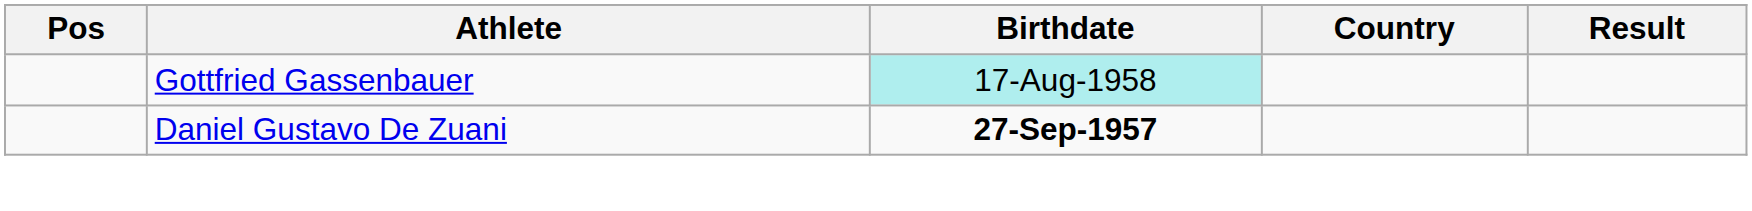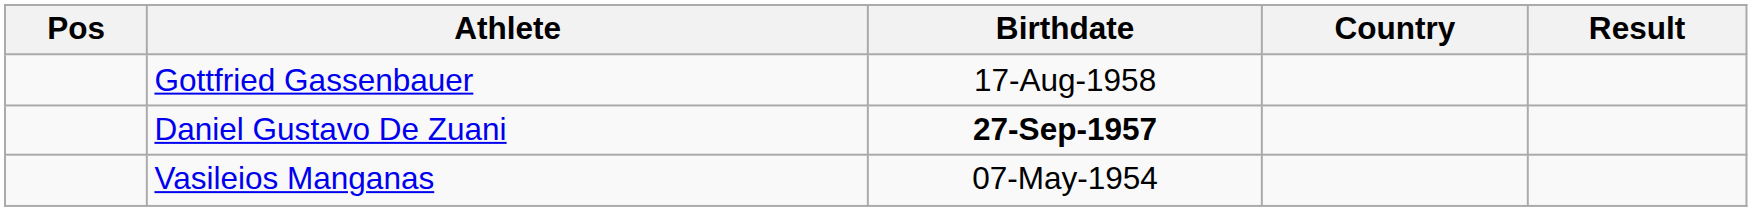(1065, 79) paleturquoise background -> (1065, 79) no background
+ row: (294, 179)
